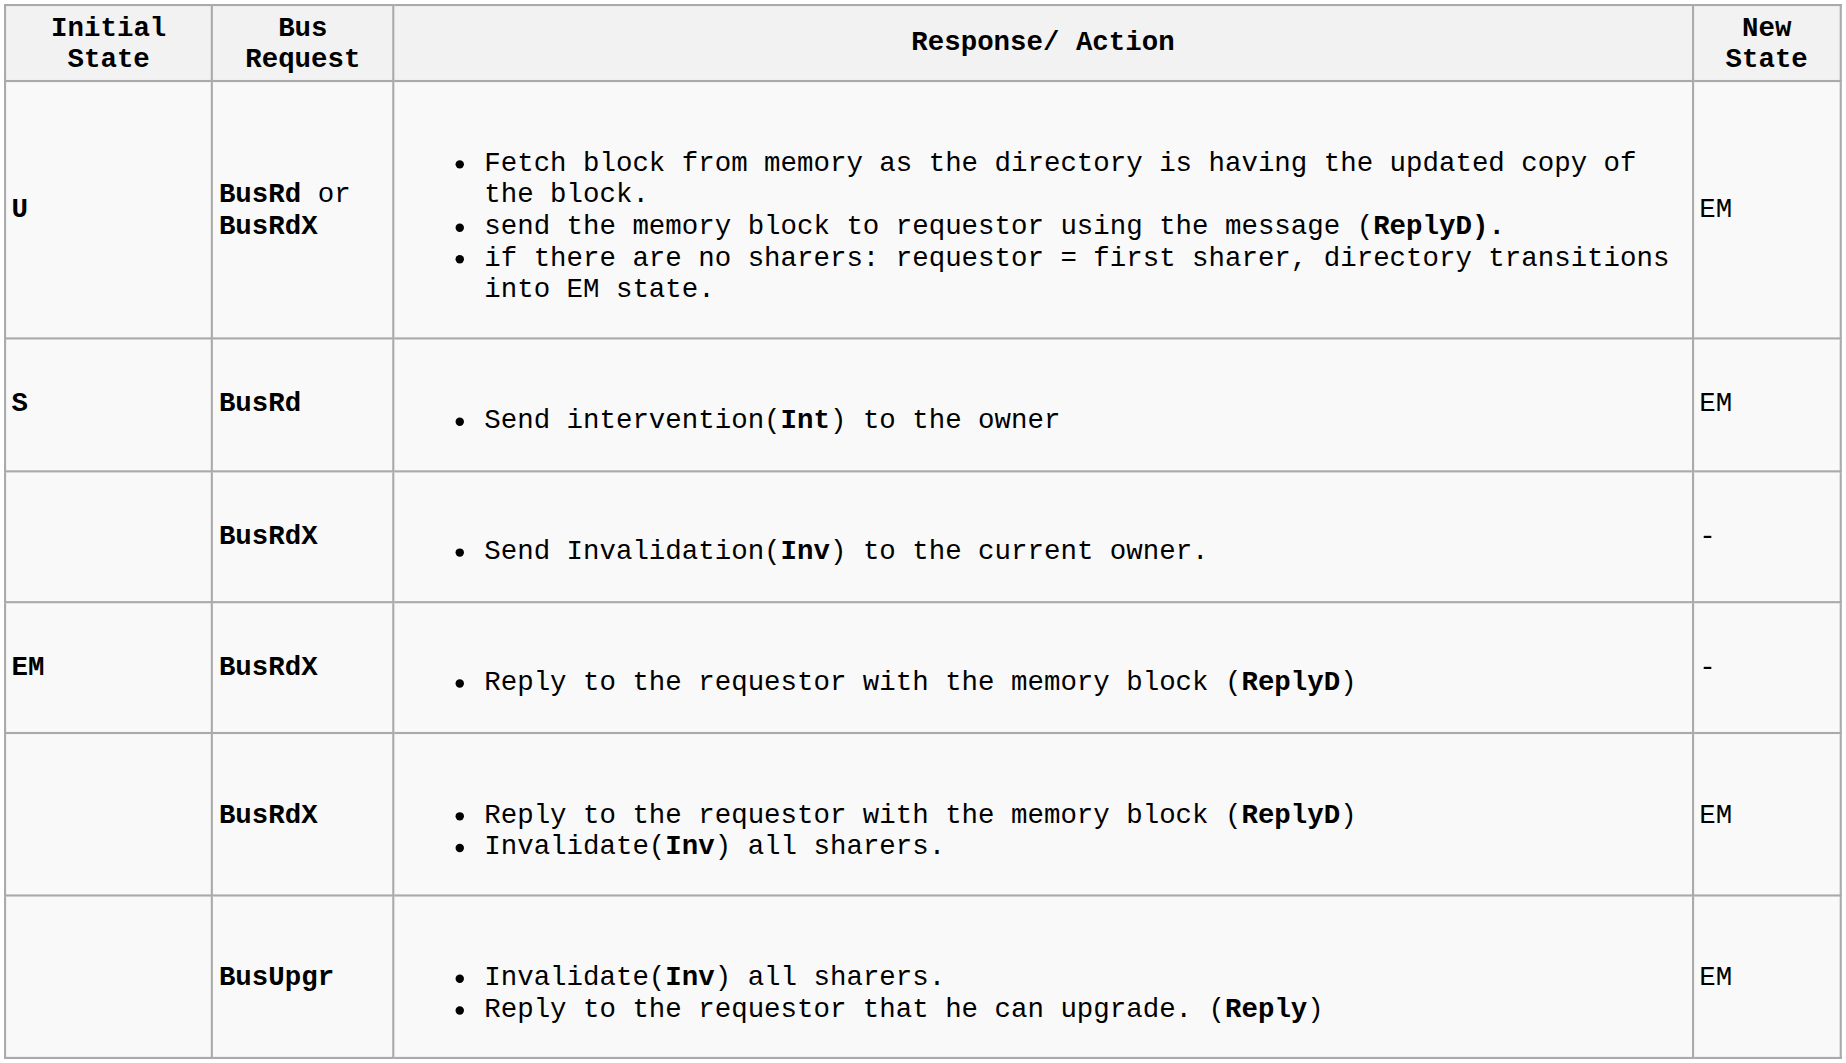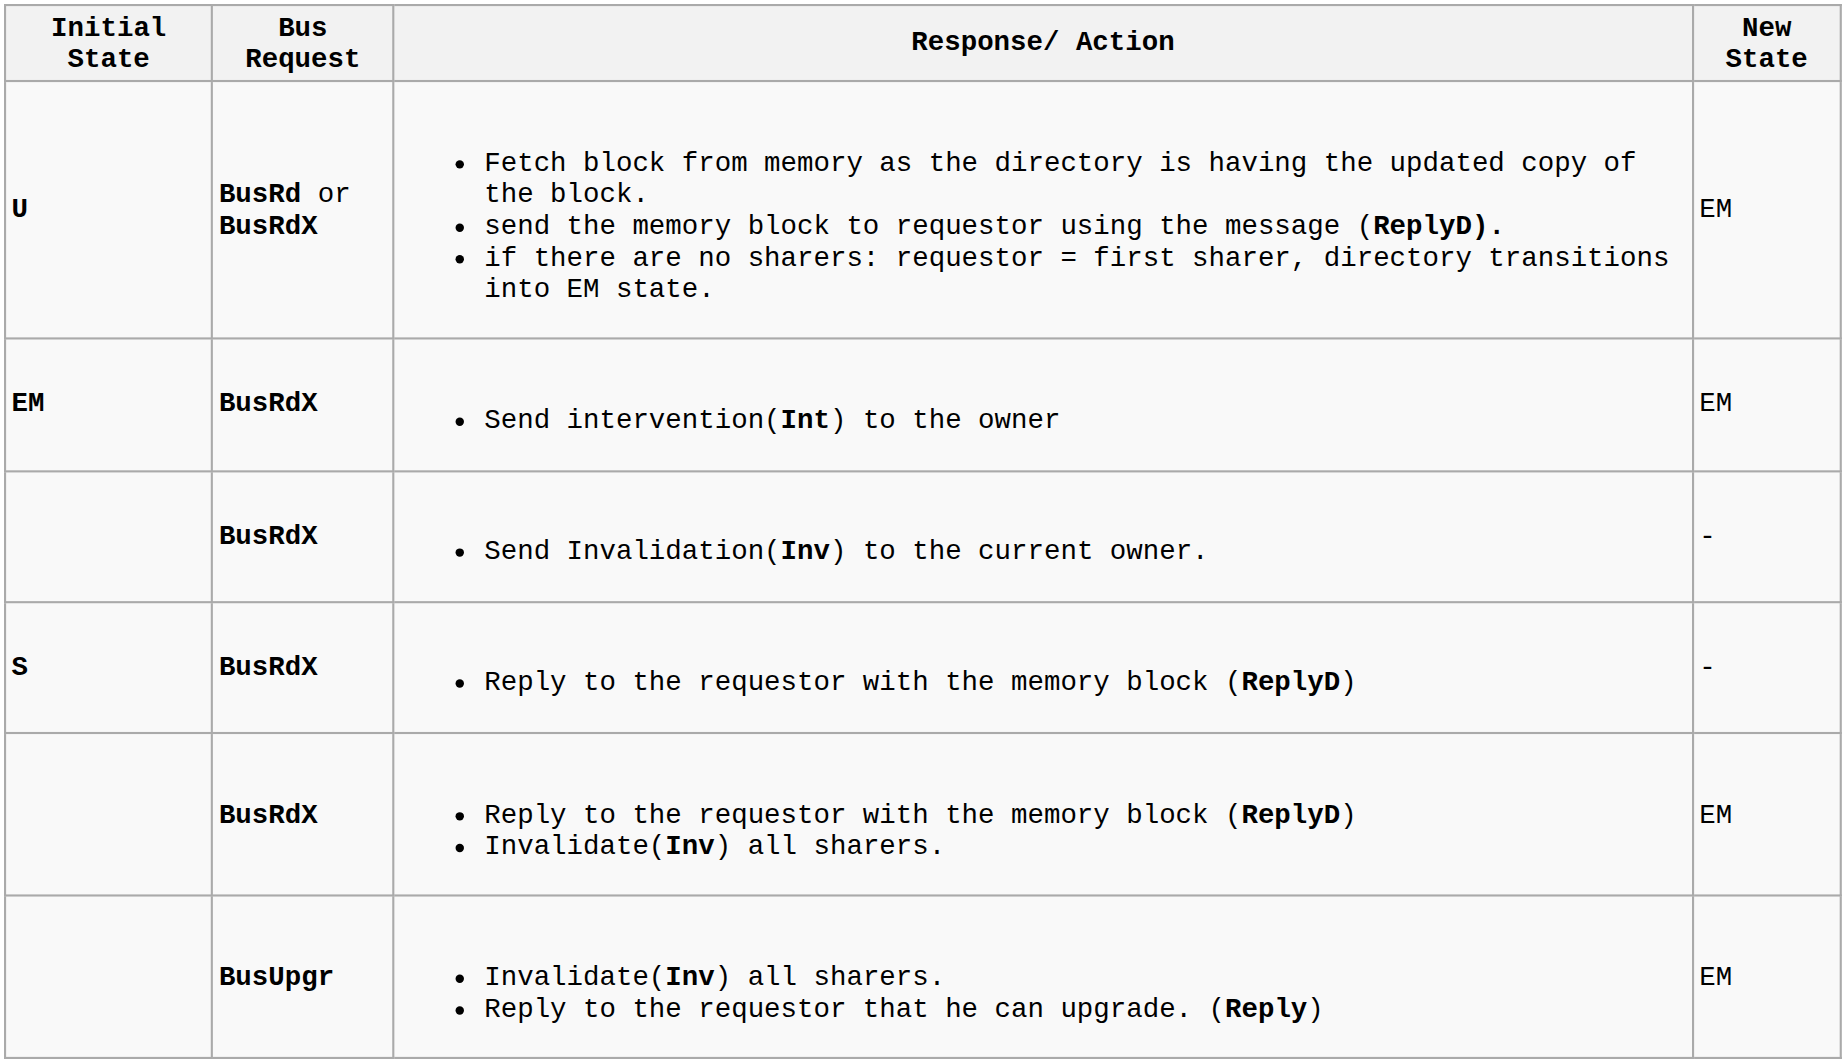(20, 405) S -> (28, 405) EM
(260, 405) BusRd -> (268, 405) BusRdX
(28, 667) EM -> (20, 667) S
